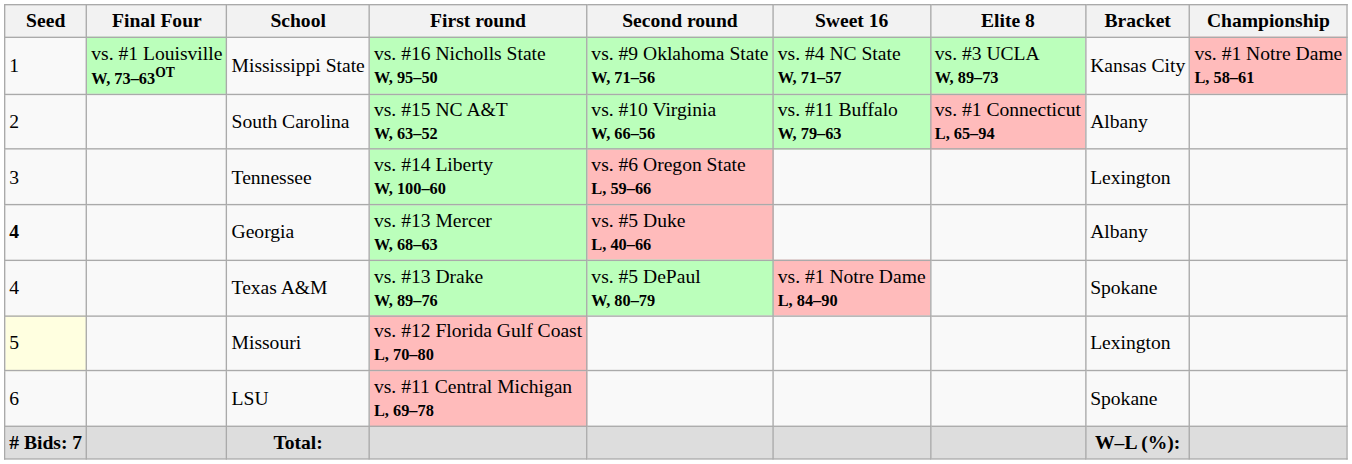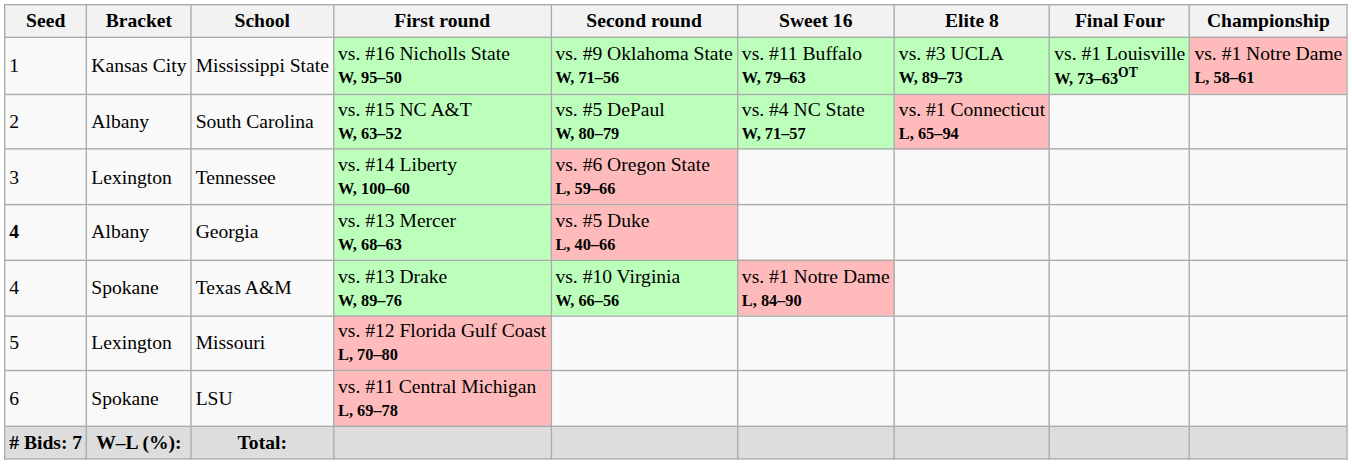columns swapped: (1138, 21) <-> (157, 21)
(839, 65) vs. #4 NC State W, 71–57 -> (802, 65) vs. #11 Buffalo W, 79–63
(654, 121) vs. #10 Virginia W, 66–56 -> (610, 121) vs. #5 DePaul W, 80–79
(838, 121) vs. #11 Buffalo W, 79–63 -> (803, 121) vs. #4 NC State W, 71–57
(646, 287) vs. #5 DePaul W, 80–79 -> (618, 287) vs. #10 Virginia W, 66–56
(14, 343) lightyellow background -> (14, 343) no background
